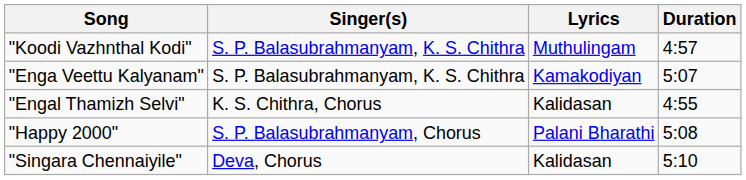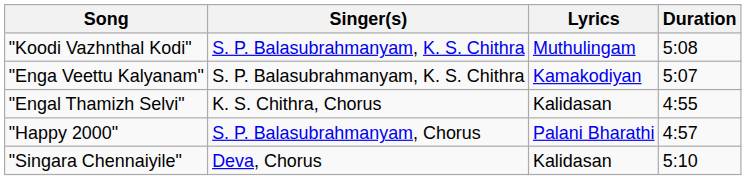(680, 47) 4:57 -> (680, 47) 5:08
(680, 133) 5:08 -> (680, 133) 4:57
